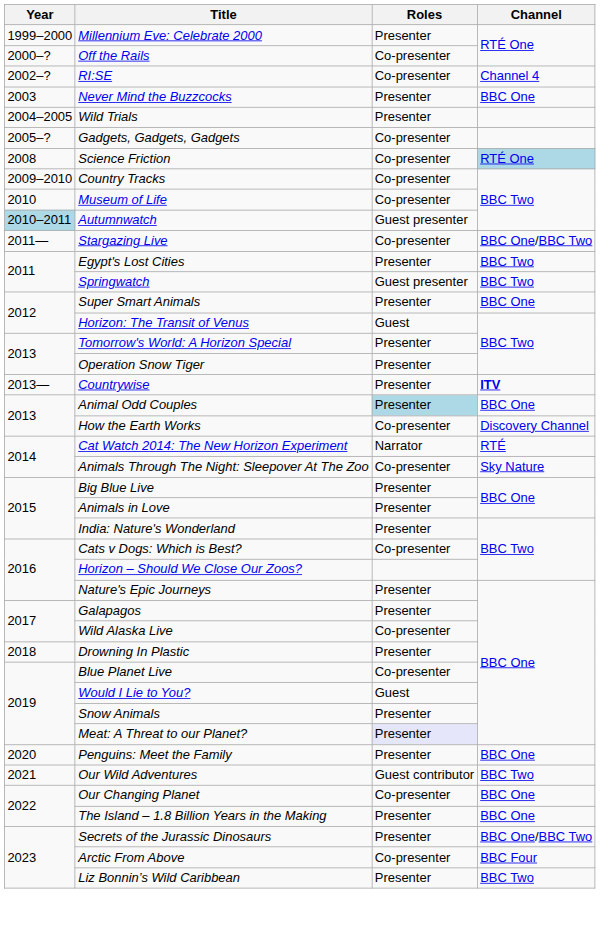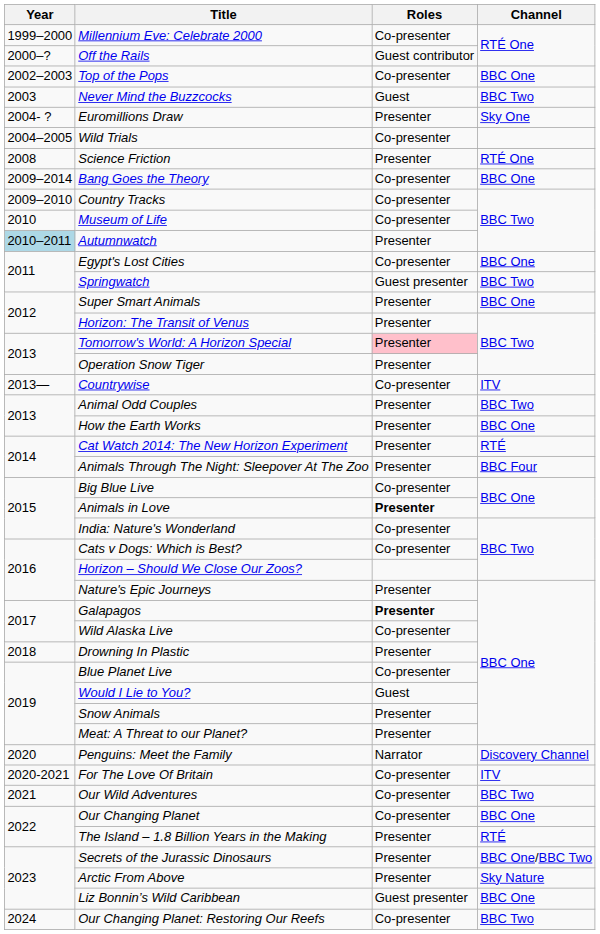(403, 35) Presenter -> (413, 35) Co-presenter
(413, 55) Co-presenter -> (424, 55) Guest contributor
- row: (95, 76)
+ row: (123, 76)
(403, 96) Presenter -> (392, 96) Guest
(508, 96) BBC One -> (507, 96) BBC Two
+ row: (130, 117)
(403, 117) Presenter -> (413, 138) Co-presenter
- row: (159, 138)
(413, 158) Co-presenter -> (403, 158) Presenter
(507, 158) lightblue background -> (507, 158) no background
+ row: (143, 179)
(421, 220) Guest presenter -> (403, 240) Presenter
- row: (123, 240)
(403, 261) Presenter -> (413, 261) Co-presenter
(507, 261) BBC Two -> (508, 261) BBC One
(392, 323) Guest -> (403, 323) Presenter
(403, 343) no background -> (403, 343) pink background
(403, 384) Presenter -> (413, 384) Co-presenter
(490, 384) bold -> (490, 384) normal
(403, 405) lightblue background -> (403, 405) no background
(508, 405) BBC One -> (507, 405) BBC Two
(413, 425) Co-presenter -> (403, 425) Presenter
(535, 425) Discovery Channel -> (508, 425) BBC One
(399, 446) Narrator -> (403, 446) Presenter
(413, 466) Co-presenter -> (403, 466) Presenter
(512, 466) Sky Nature -> (509, 466) BBC Four
(403, 487) Presenter -> (413, 487) Co-presenter
(403, 508) normal -> (405, 508) bold
(403, 528) Presenter -> (413, 528) Co-presenter
(403, 610) normal -> (405, 610) bold
(403, 734) lavender background -> (403, 734) no background
(403, 754) Presenter -> (399, 754) Narrator
(508, 754) BBC One -> (535, 754) Discovery Channel
+ row: (146, 775)
(424, 775) Guest contributor -> (413, 795) Co-presenter
(508, 816) BBC One -> (493, 836) RTÉ
(413, 857) Co-presenter -> (403, 878) Presenter
(509, 857) BBC Four -> (512, 878) Sky Nature
(403, 878) Presenter -> (421, 898) Guest presenter
(507, 878) BBC Two -> (508, 898) BBC One
+ row: (201, 919)
